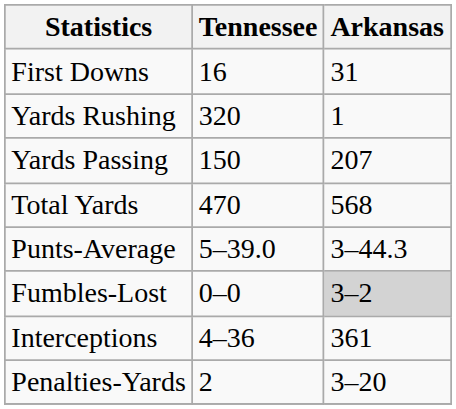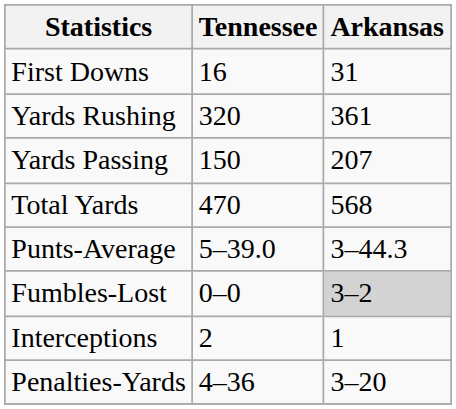(337, 115) 1 -> (351, 115) 361
(227, 337) 4–36 -> (206, 337) 2
(351, 337) 361 -> (337, 337) 1
(206, 381) 2 -> (227, 381) 4–36
